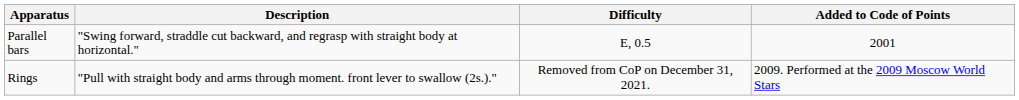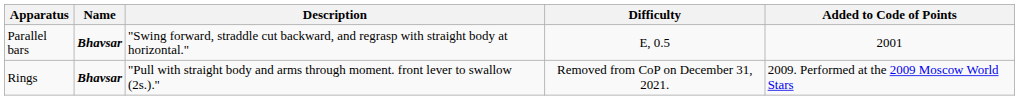+ column: (100, 14)
